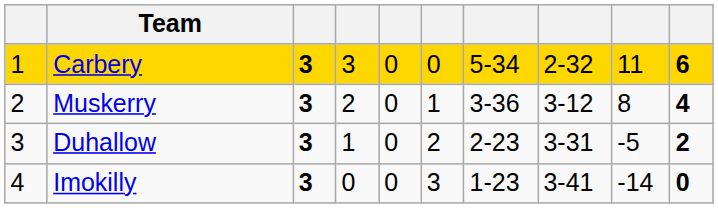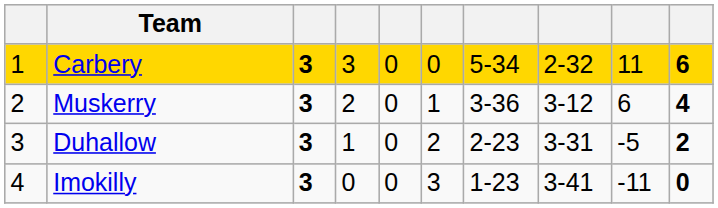(624, 103) 8 -> (624, 103) 6
(635, 182) -14 -> (634, 182) -11
